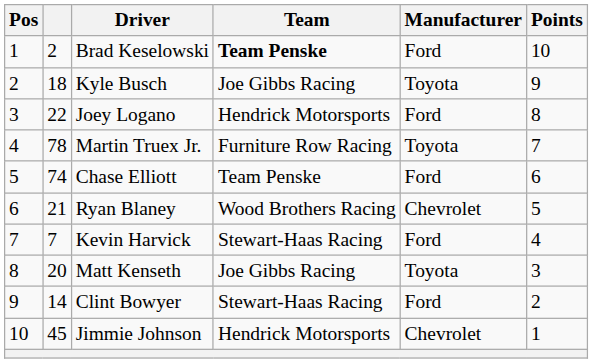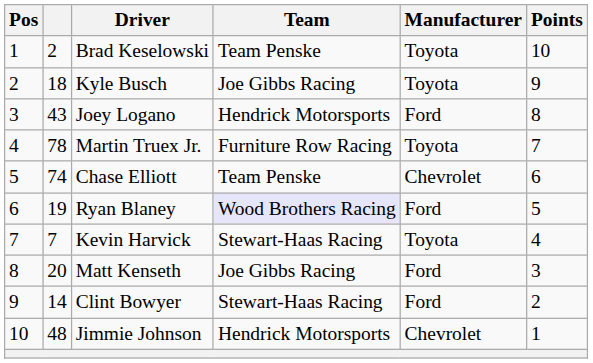(272, 51) bold -> (269, 51) normal
(423, 51) Ford -> (431, 51) Toyota
(57, 113) 22 -> (57, 113) 43
(423, 176) Ford -> (443, 176) Chevrolet
(57, 207) 21 -> (57, 207) 19
(307, 207) no background -> (307, 207) lavender background
(443, 207) Chevrolet -> (423, 207) Ford
(423, 238) Ford -> (431, 238) Toyota
(431, 270) Toyota -> (423, 270) Ford
(57, 332) 45 -> (57, 332) 48
